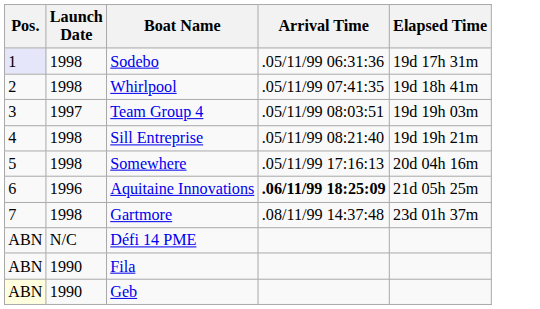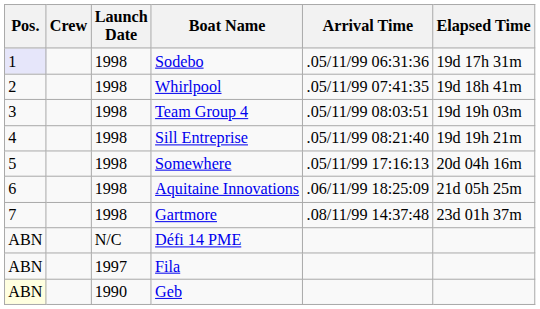+ column: (68, 26)
(66, 112) 1997 -> (111, 112) 1998
(66, 189) 1996 -> (111, 189) 1998
(324, 189) bold -> (368, 189) normal
(66, 266) 1990 -> (111, 266) 1997
